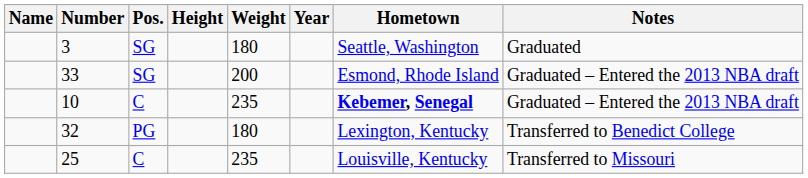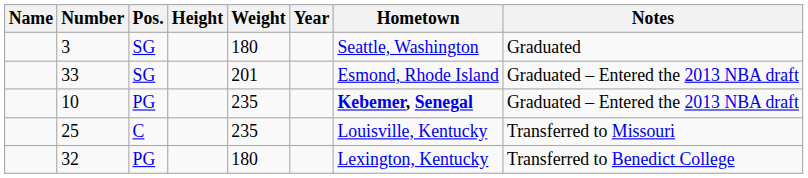(245, 74) 200 -> (245, 74) 201
(138, 103) C -> (144, 103) PG
rows swapped: (70, 159) <-> (70, 131)
